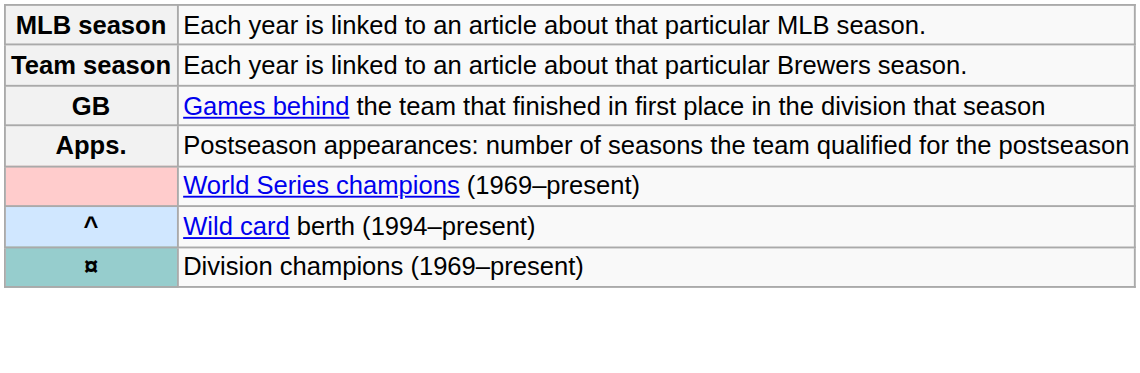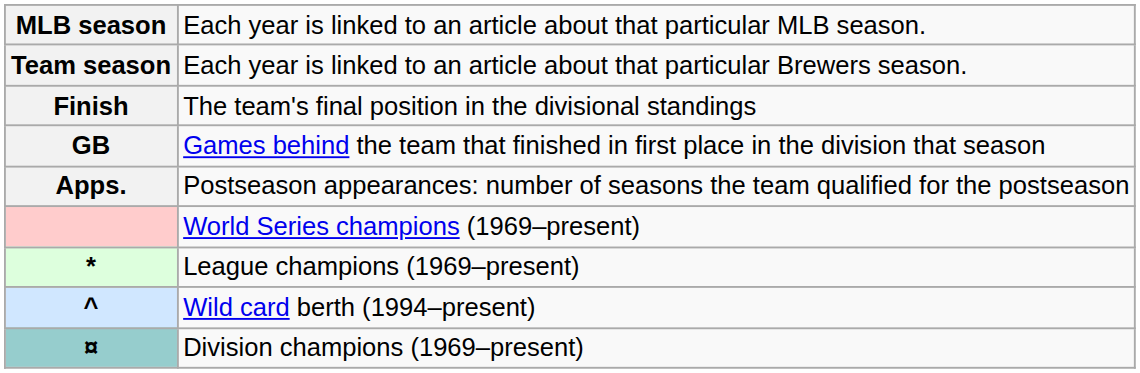+ row: (91, 105)
+ row: (91, 266)
